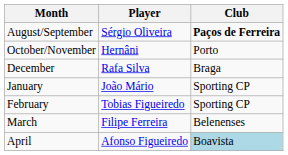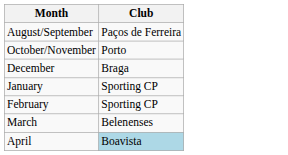- column: (145, 13)
(237, 31) bold -> (141, 31) normal
